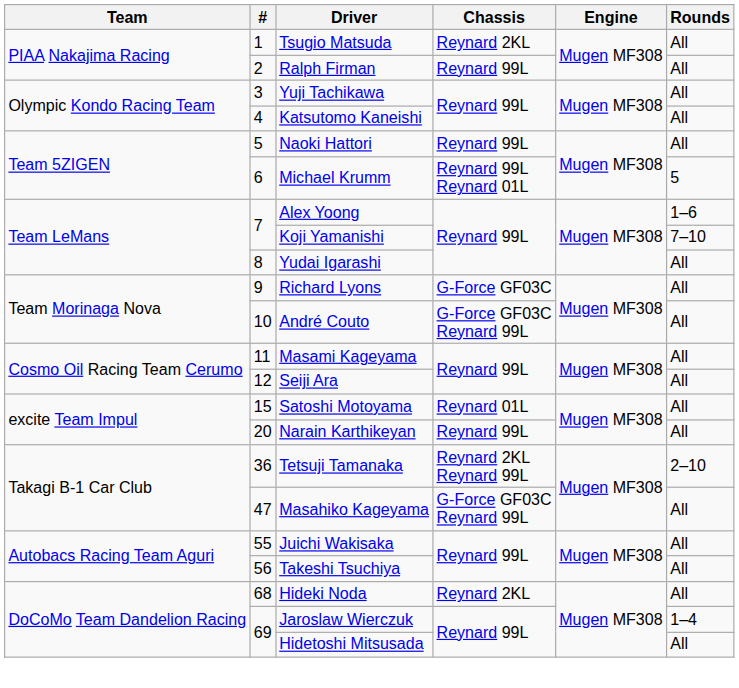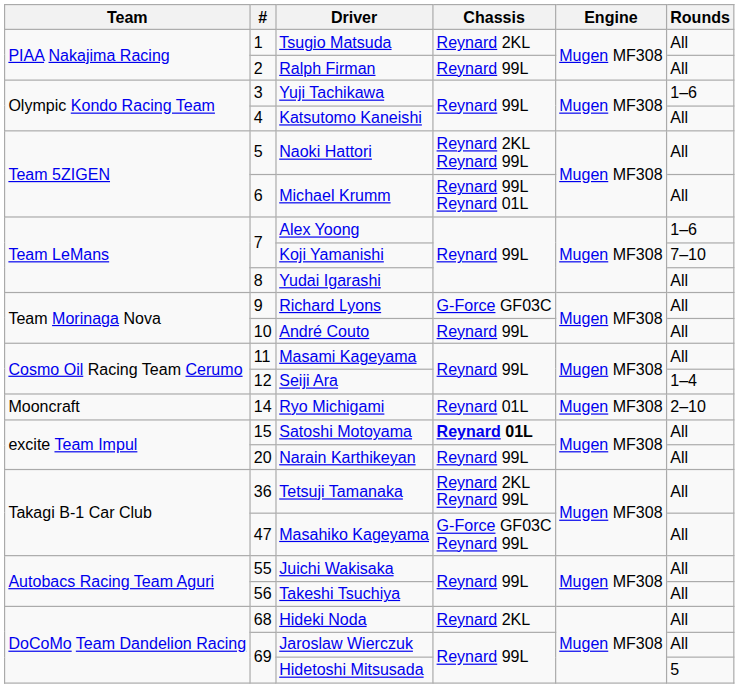(679, 93) All -> (684, 93) 1–6
(483, 143) Reynard 99L -> (483, 152) Reynard 2KL Reynard 99L
(675, 177) 5 -> (679, 195) All
(494, 322) G-Force GF03C Reynard 99L -> (483, 330) Reynard 99L
(679, 381) All -> (684, 381) 1–4
+ row: (332, 406)
(483, 406) normal -> (485, 432) bold
(688, 466) 2–10 -> (679, 491) All
(684, 619) 1–4 -> (679, 644) All
(679, 644) All -> (675, 669) 5
